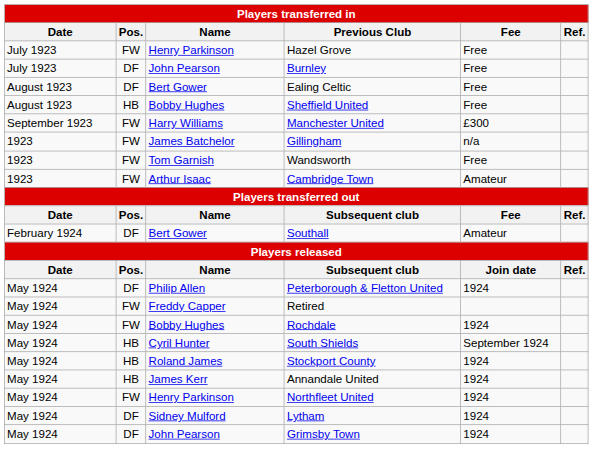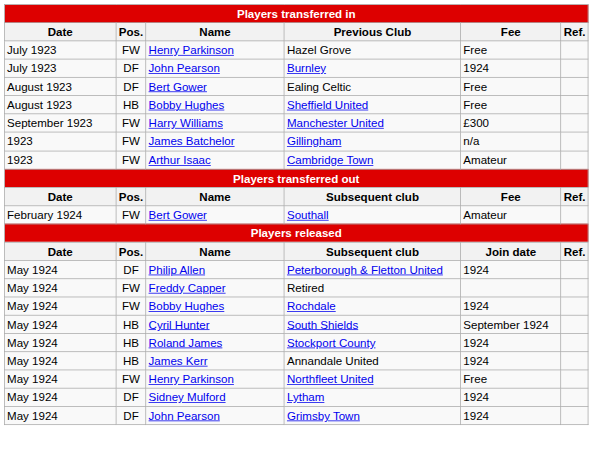(475, 69) Free -> (476, 69) 1924
- row: (319, 160)
(131, 233) DF -> (131, 215) FW
(476, 398) 1924 -> (475, 379) Free
